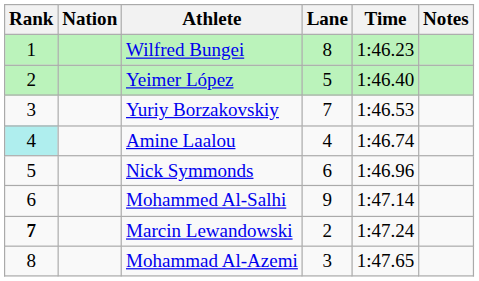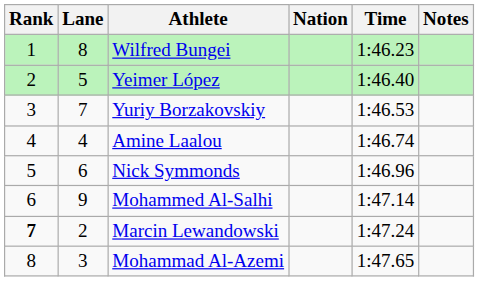columns swapped: (327, 19) <-> (90, 19)
(31, 140) paleturquoise background -> (31, 140) no background
